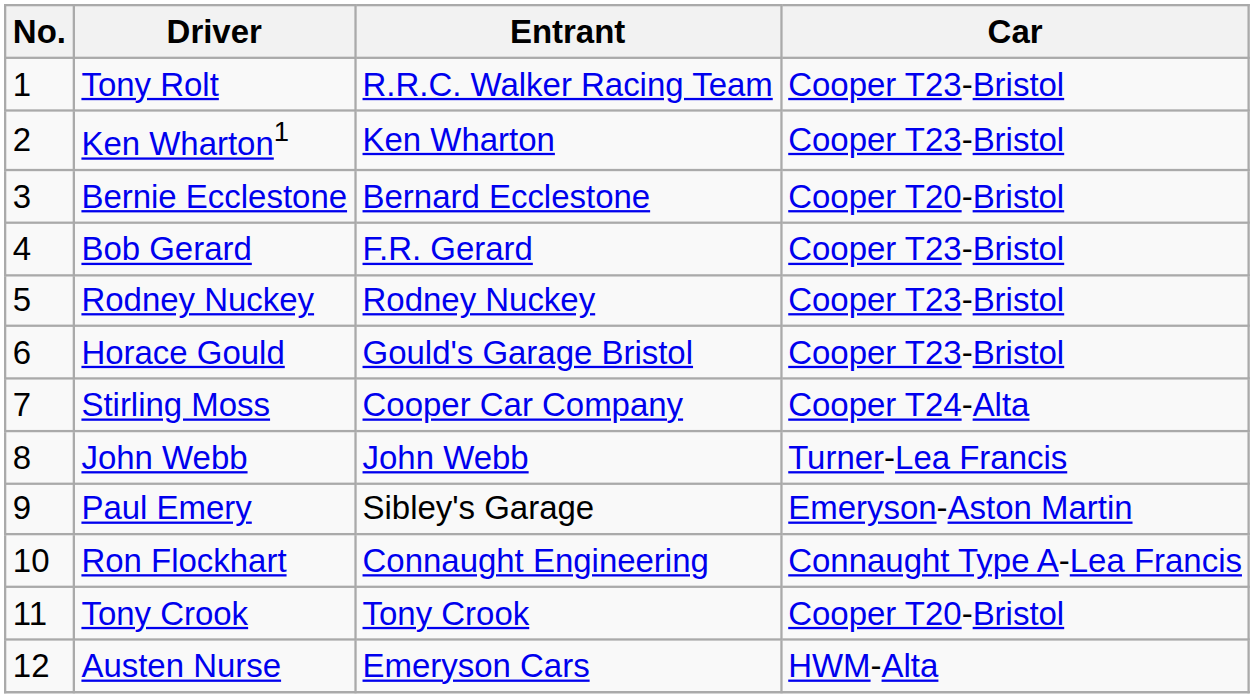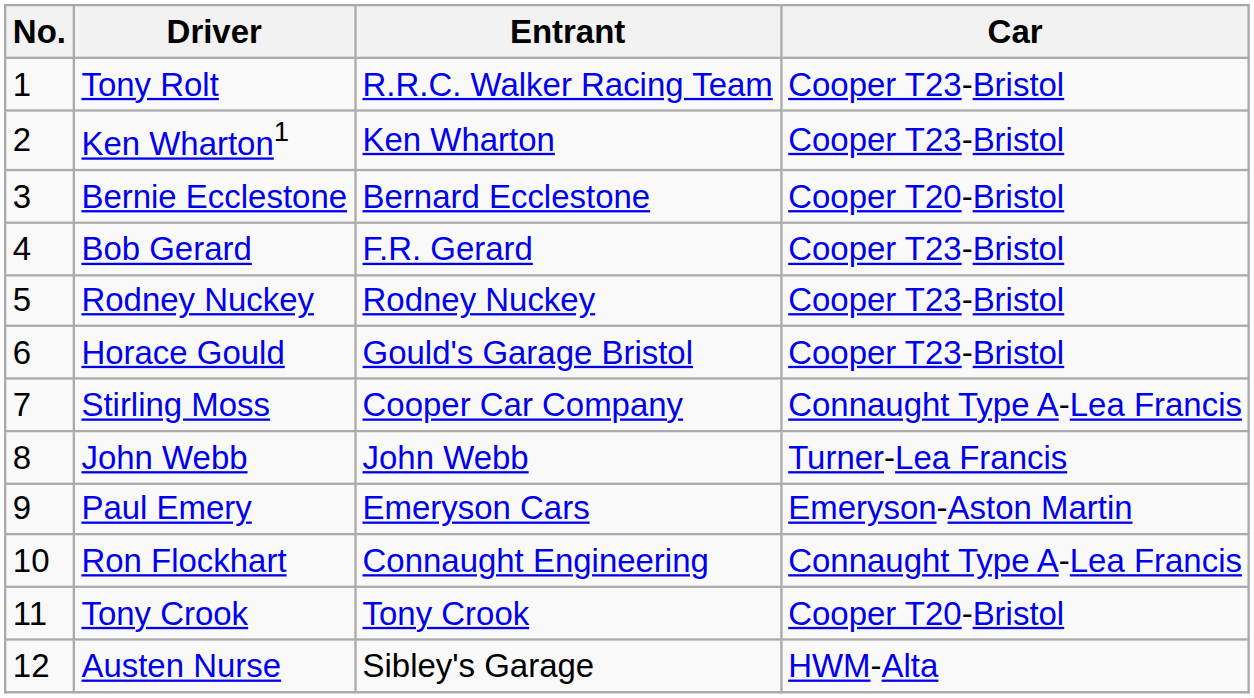(909, 405) Cooper T24-Alta -> (1015, 405) Connaught Type A-Lea Francis
(478, 509) Sibley's Garage -> (476, 509) Emeryson Cars
(476, 665) Emeryson Cars -> (478, 665) Sibley's Garage
